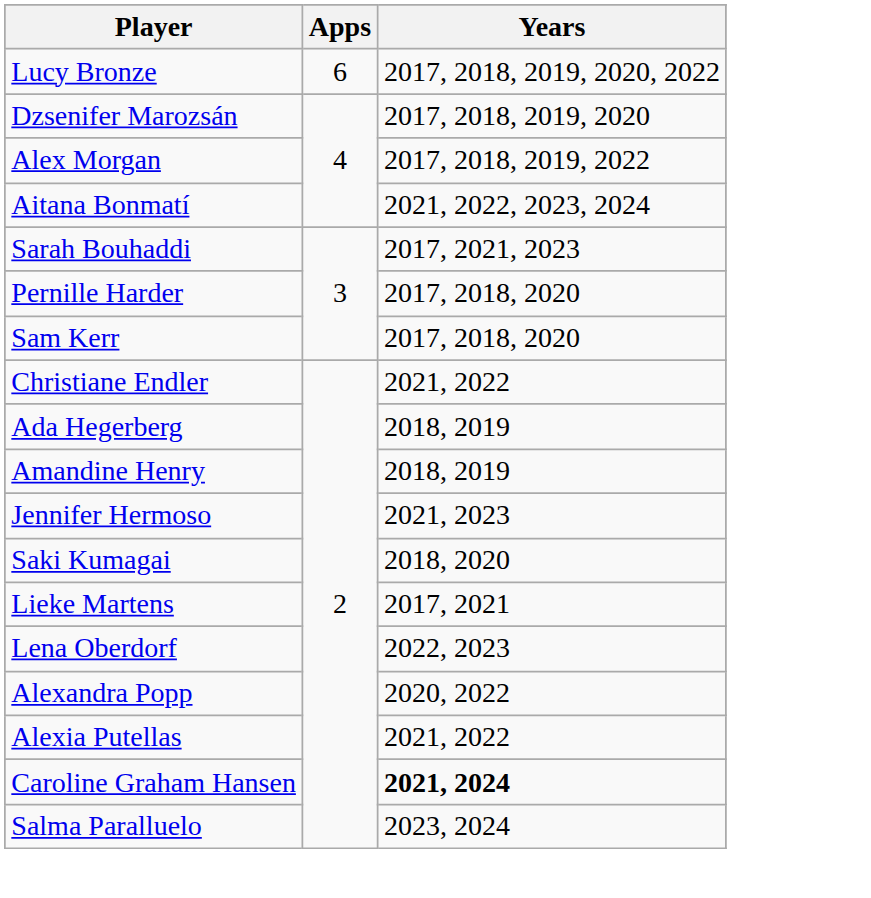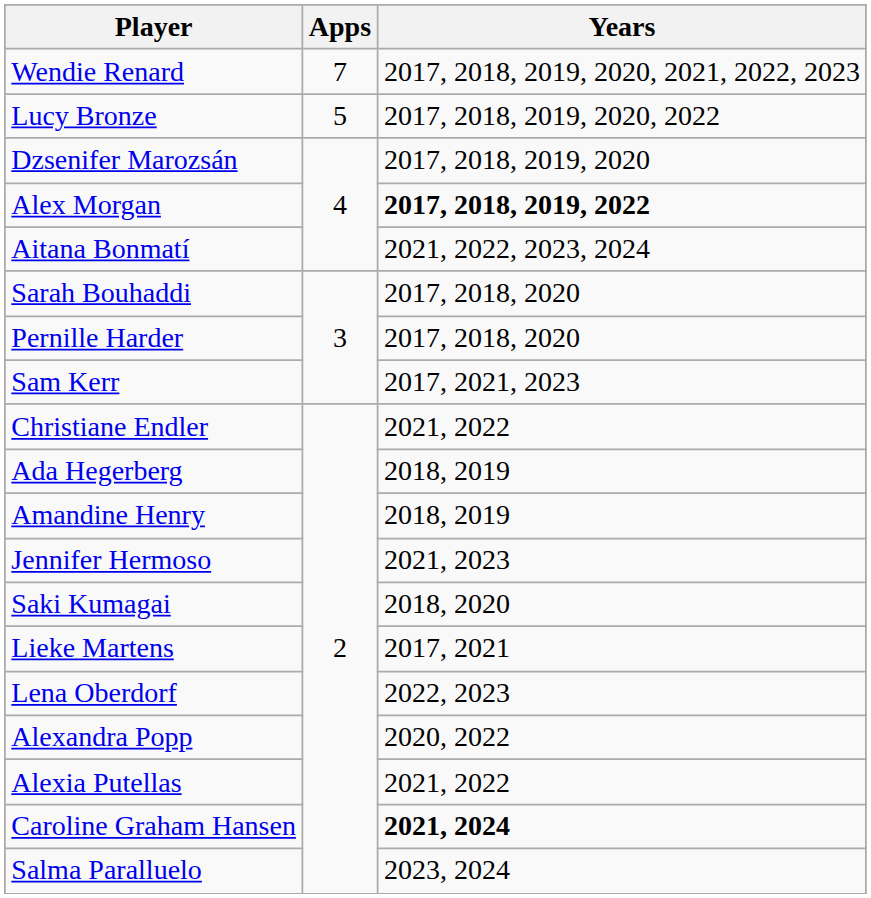+ row: (98, 71)
(340, 71) 6 -> (340, 115) 5
(517, 159) normal -> (517, 204) bold
(482, 248) 2017, 2021, 2023 -> (482, 293) 2017, 2018, 2020
(482, 337) 2017, 2018, 2020 -> (482, 381) 2017, 2021, 2023
